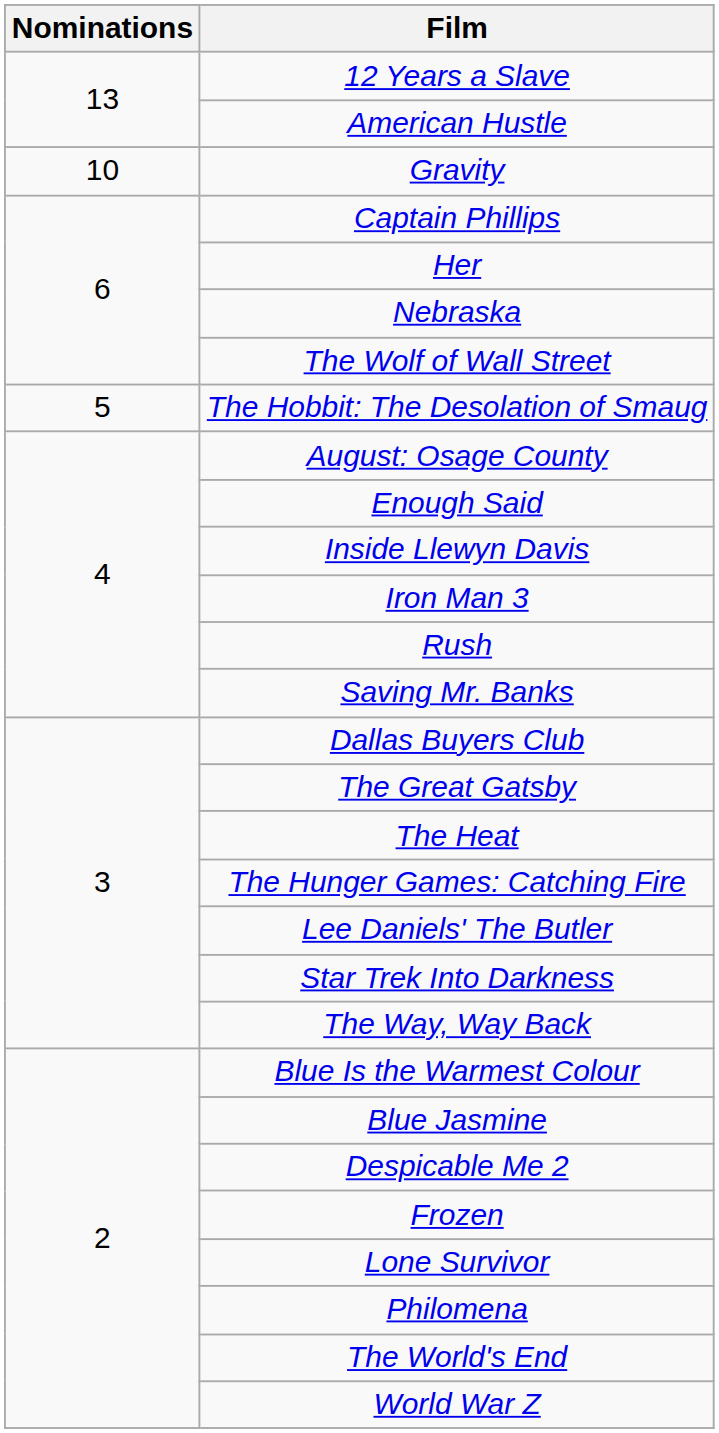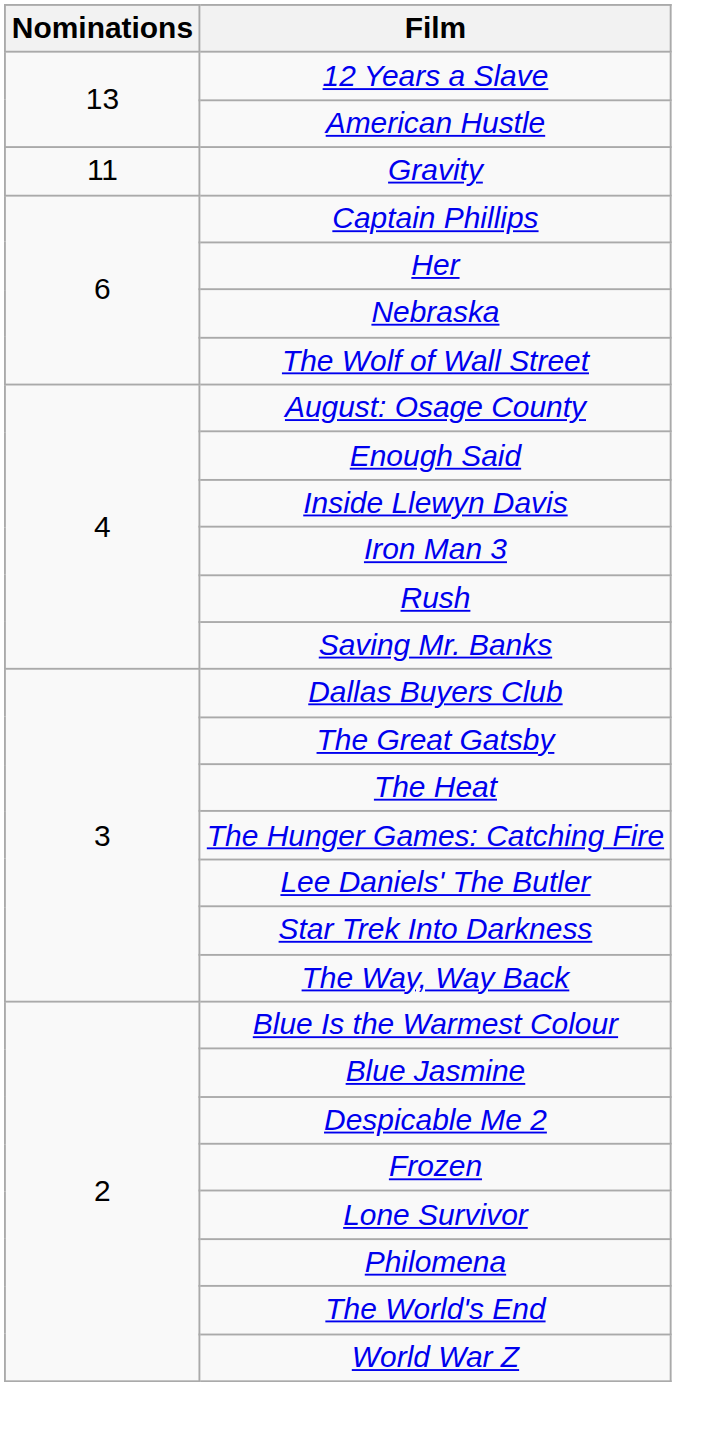(102, 170) 10 -> (102, 170) 11
- row: (457, 407)
